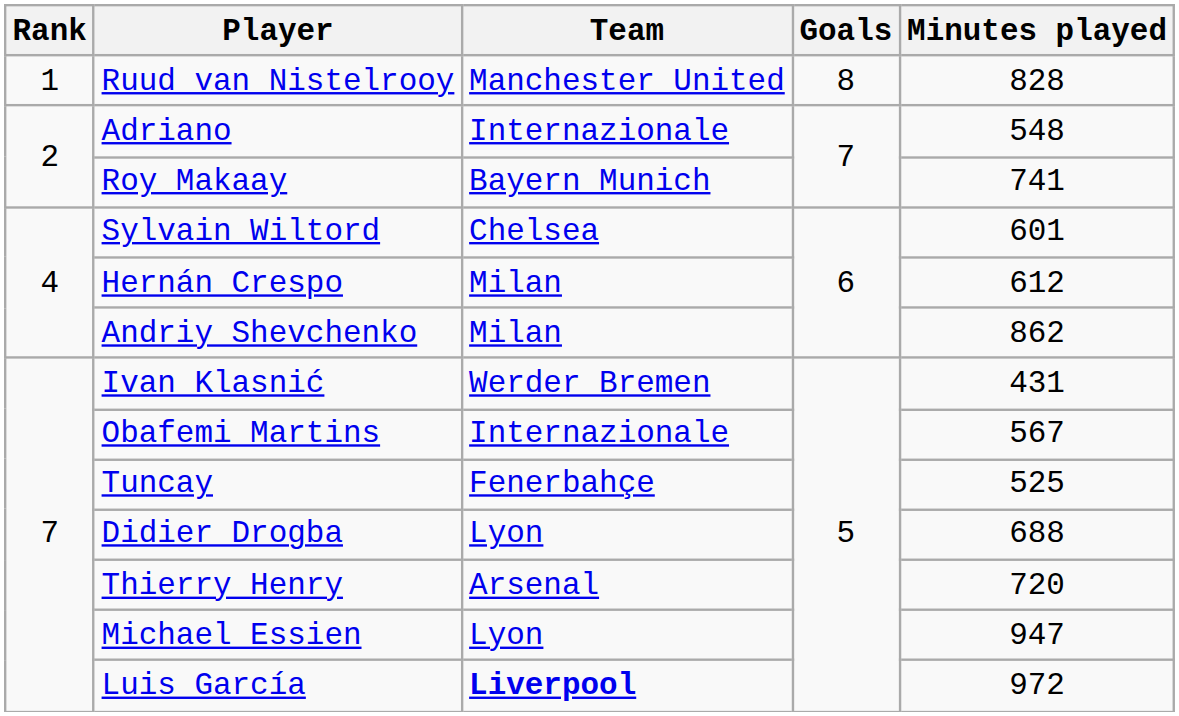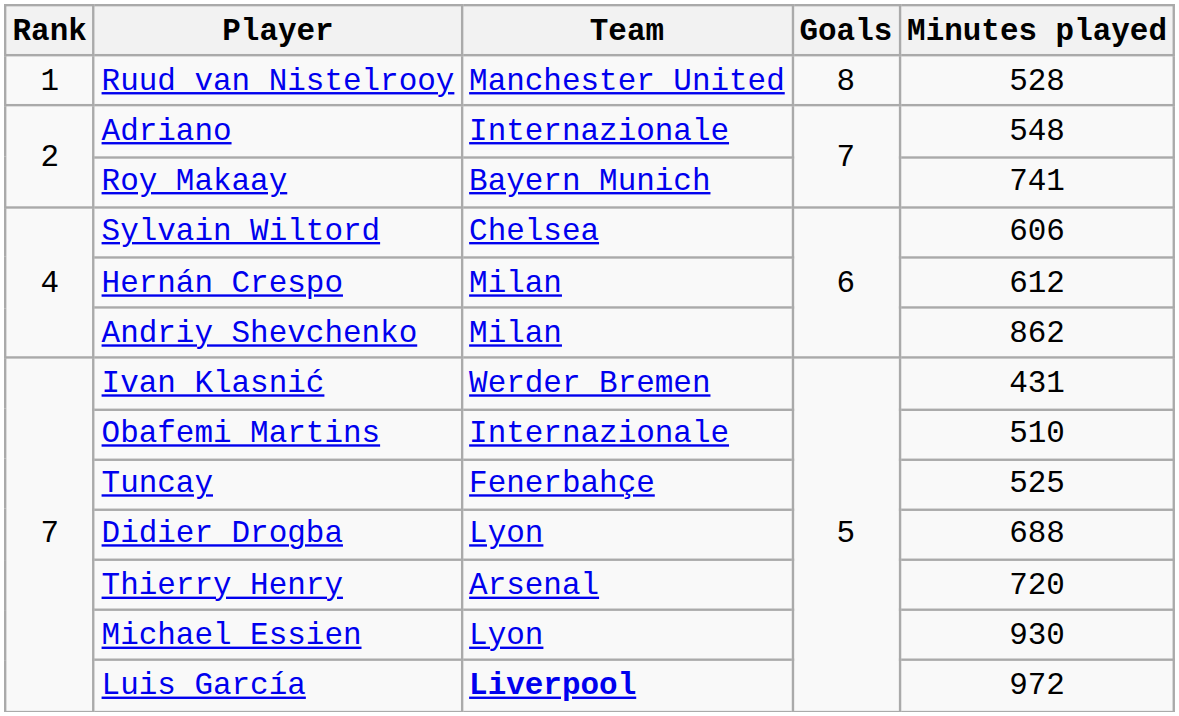(1037, 81) 828 -> (1037, 81) 528
(1037, 232) 601 -> (1037, 232) 606
(1037, 434) 567 -> (1037, 434) 510
(1037, 636) 947 -> (1037, 636) 930
